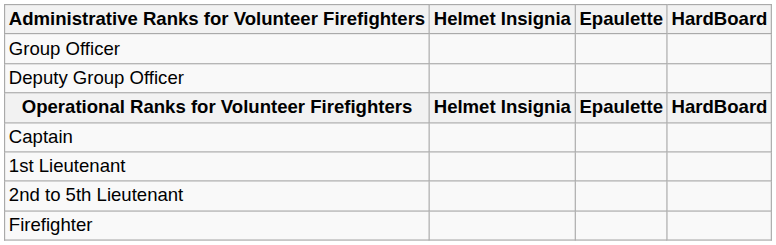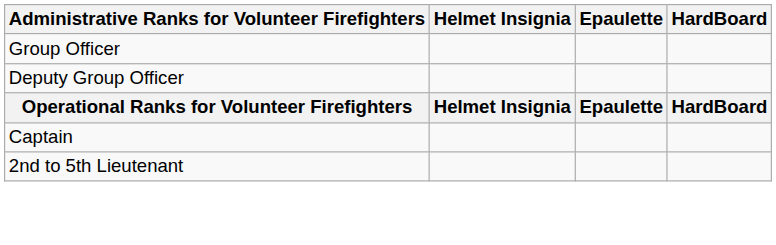- row: (67, 166)
- row: (51, 225)
